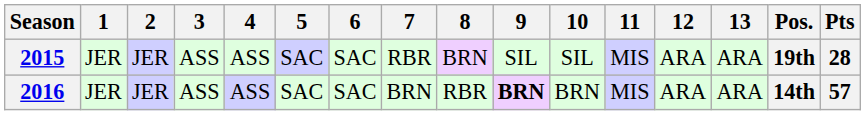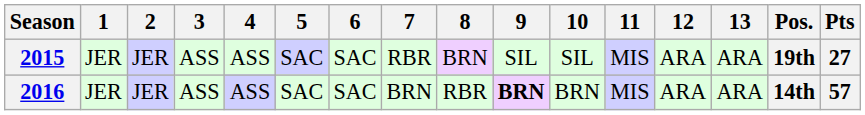(840, 57) 28 -> (840, 57) 27
